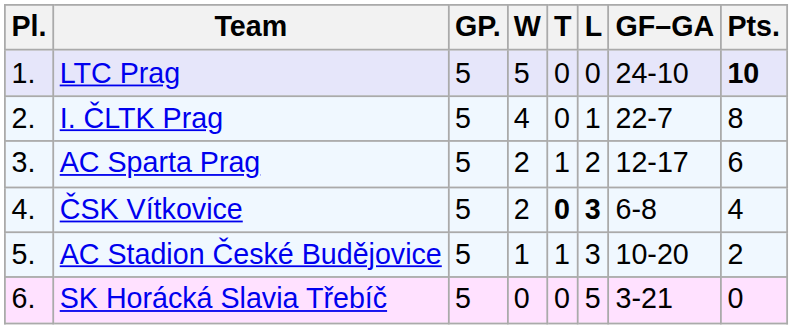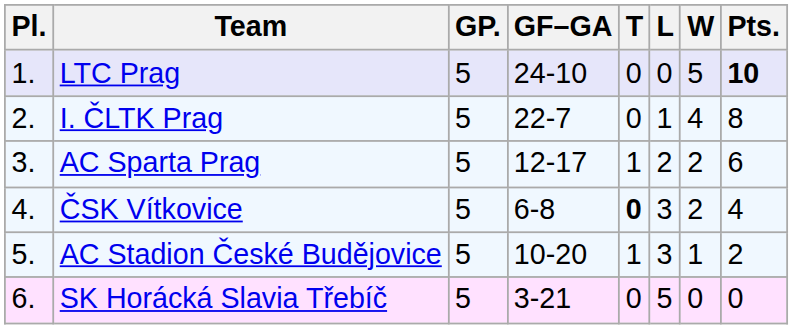columns swapped: (527, 27) <-> (665, 27)
(593, 208) bold -> (664, 208) normal
